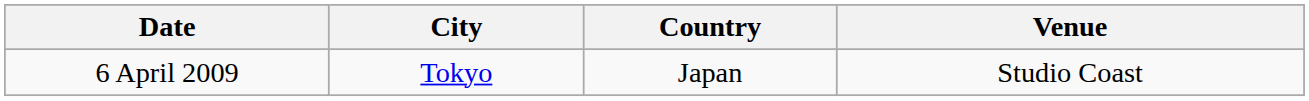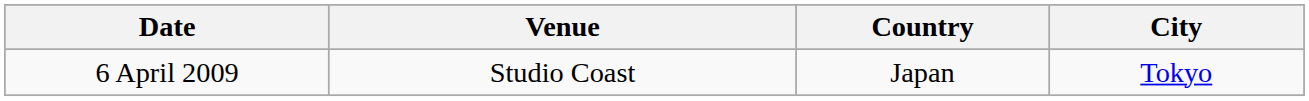columns swapped: (456, 26) <-> (1070, 26)
